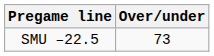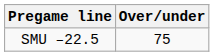(162, 40) 73 -> (162, 40) 75
